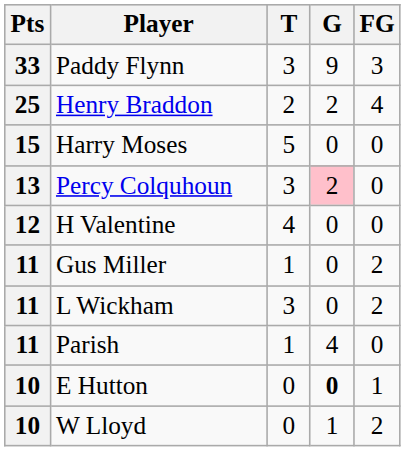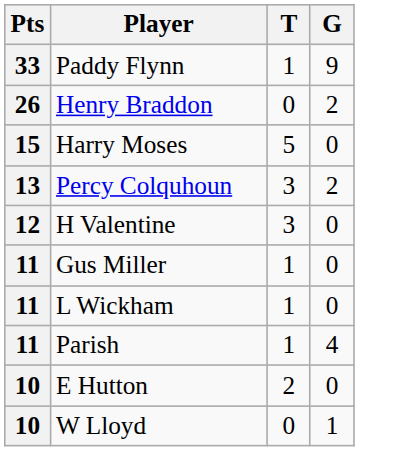- column: (377, 24)
(289, 64) 3 -> (289, 64) 1
(27, 104) 25 -> (27, 104) 26
(289, 104) 2 -> (289, 104) 0
(332, 184) pink background -> (332, 184) no background
(289, 225) 4 -> (289, 225) 3
(289, 305) 3 -> (289, 305) 1
(289, 385) 0 -> (289, 385) 2
(332, 385) bold -> (332, 385) normal
